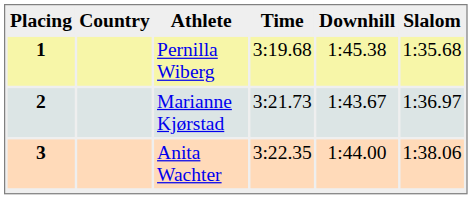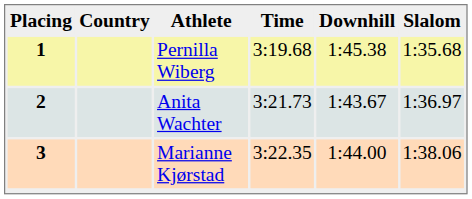(194, 112) Marianne Kjørstad -> (189, 112) Anita Wachter
(189, 163) Anita Wachter -> (194, 163) Marianne Kjørstad
